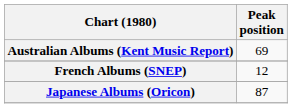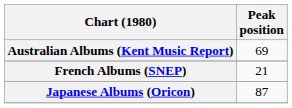(262, 71) 12 -> (262, 71) 21
